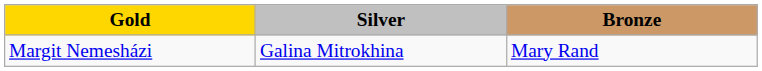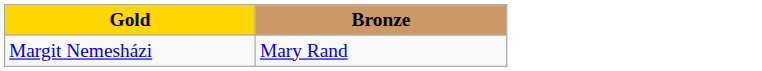- column: (381, 19)
